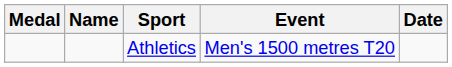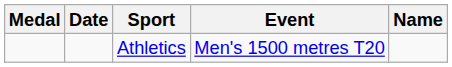columns swapped: (94, 19) <-> (423, 19)
